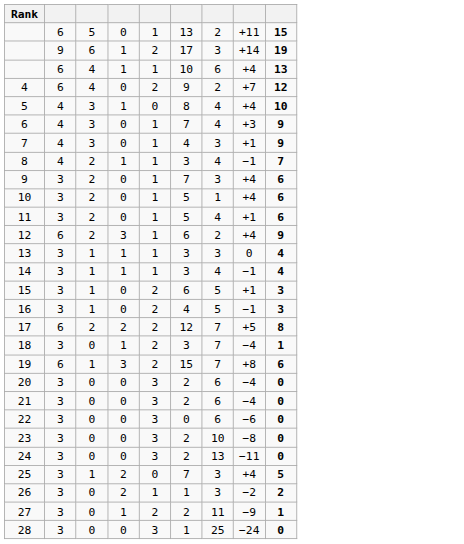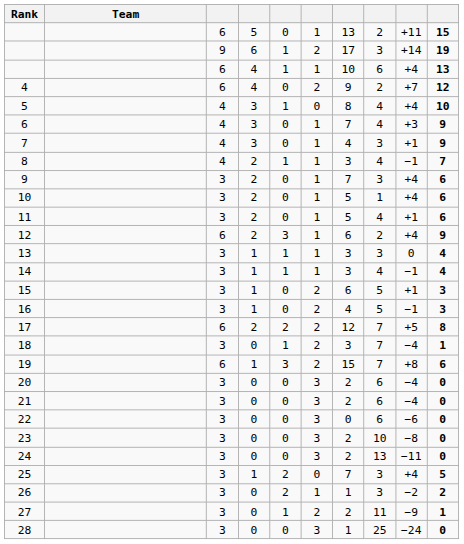+ column: (126, 14)
